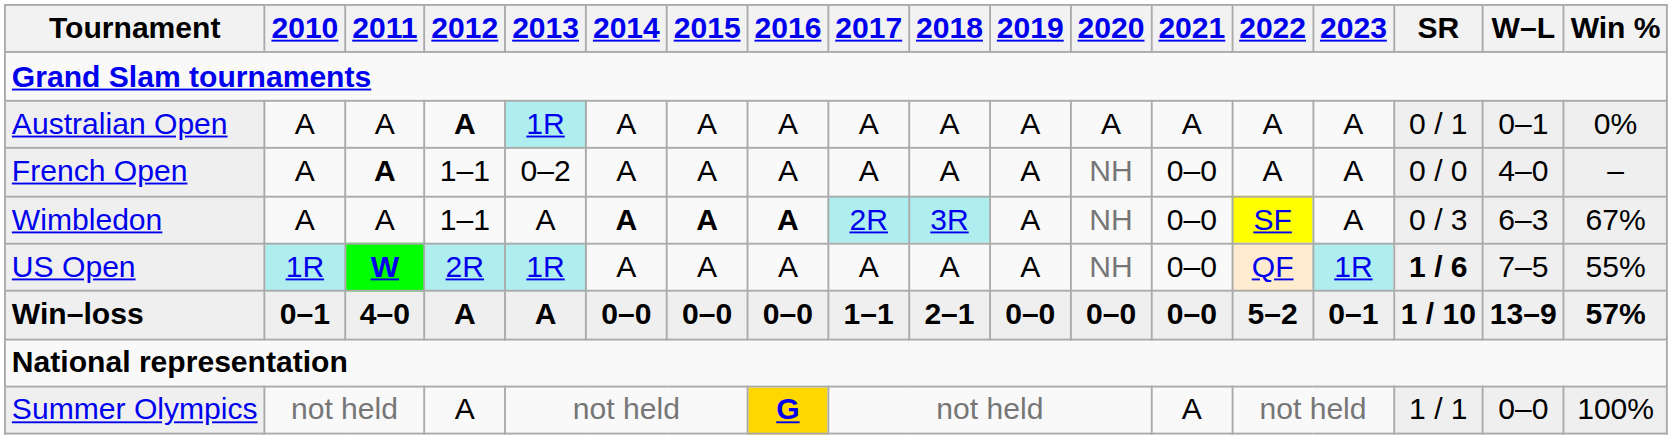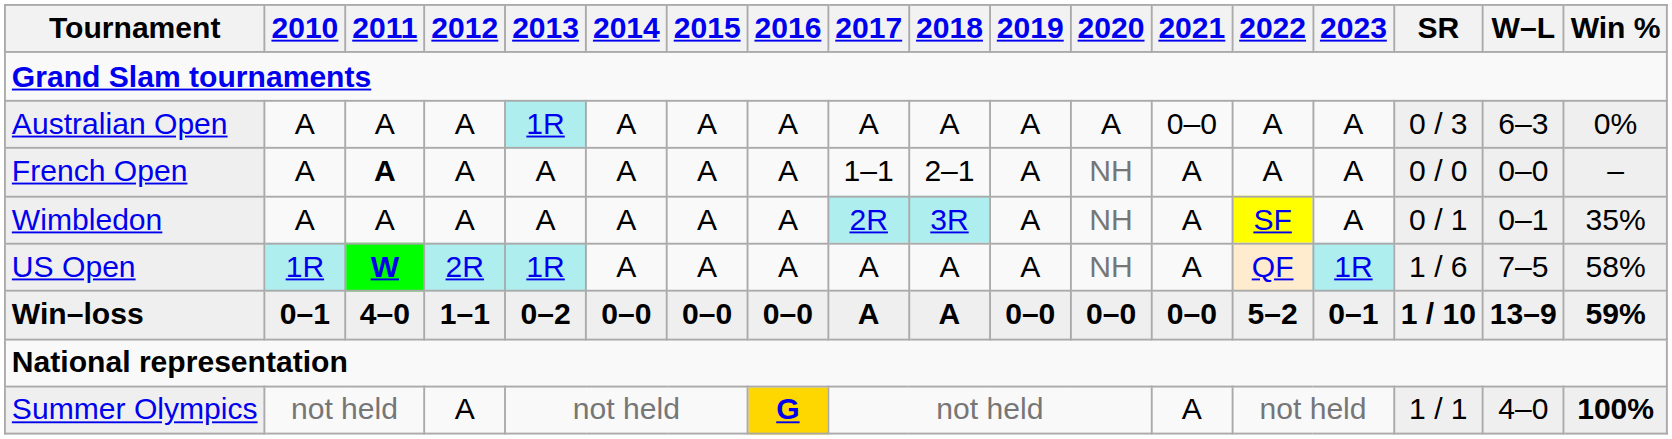(465, 123) bold -> (465, 123) normal
(1192, 123) A -> (1192, 123) 0–0
(1438, 123) 0 / 1 -> (1438, 123) 0 / 3
(1523, 123) 0–1 -> (1523, 123) 6–3
(465, 171) 1–1 -> (465, 171) A
(546, 171) 0–2 -> (546, 171) A
(869, 171) A -> (869, 171) 1–1
(949, 171) A -> (949, 171) 2–1
(1192, 171) 0–0 -> (1192, 171) A
(1523, 171) 4–0 -> (1523, 171) 0–0
(465, 219) 1–1 -> (465, 219) A
(626, 219) bold -> (626, 219) normal
(707, 219) bold -> (707, 219) normal
(788, 219) bold -> (788, 219) normal
(1192, 219) 0–0 -> (1192, 219) A
(1438, 219) 0 / 3 -> (1438, 219) 0 / 1
(1523, 219) 6–3 -> (1523, 219) 0–1
(1616, 219) 67% -> (1616, 219) 35%
(1192, 266) 0–0 -> (1192, 266) A
(1438, 266) bold -> (1438, 266) normal
(1616, 266) 55% -> (1616, 266) 58%
(465, 314) A -> (465, 314) 1–1
(546, 314) A -> (546, 314) 0–2
(869, 314) 1–1 -> (869, 314) A
(949, 314) 2–1 -> (949, 314) A
(1616, 314) 57% -> (1616, 314) 59%
(1523, 409) 0–0 -> (1523, 409) 4–0
(1616, 409) normal -> (1616, 409) bold
